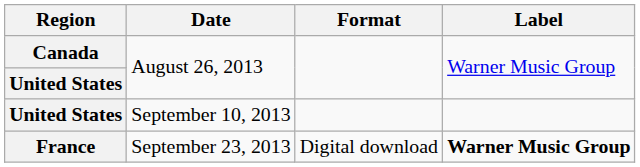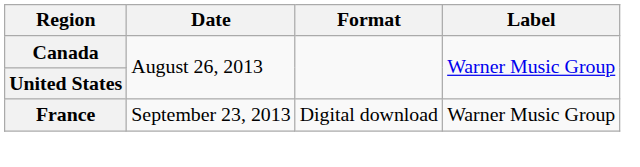- row: (66, 114)
(539, 146) bold -> (531, 114) normal
